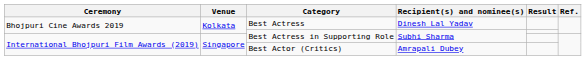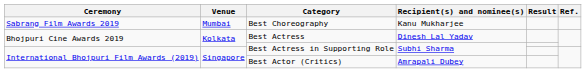+ row: (63, 23)
